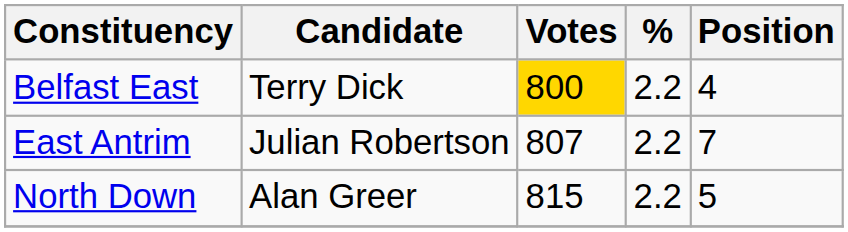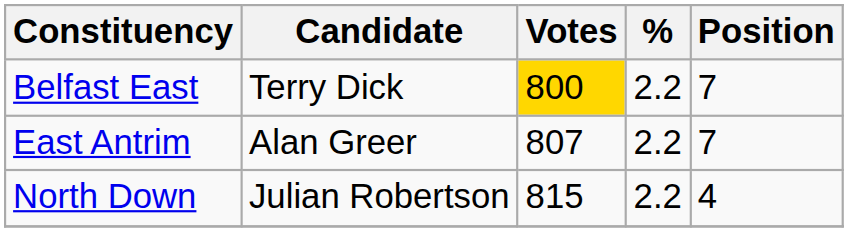(708, 87) 4 -> (708, 87) 7
(379, 142) Julian Robertson -> (333, 142) Alan Greer
(333, 197) Alan Greer -> (379, 197) Julian Robertson
(708, 197) 5 -> (708, 197) 4
